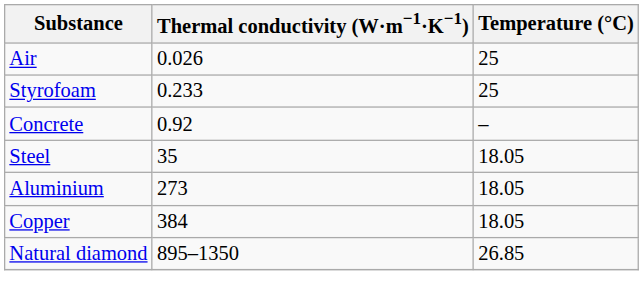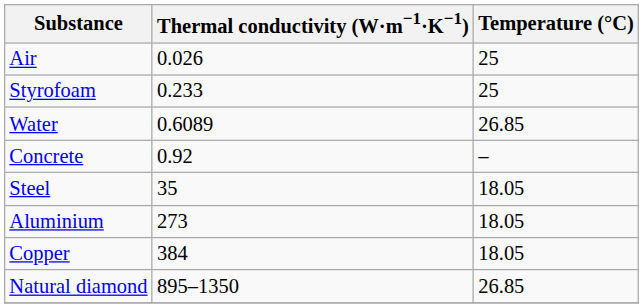+ row: (34, 123)
